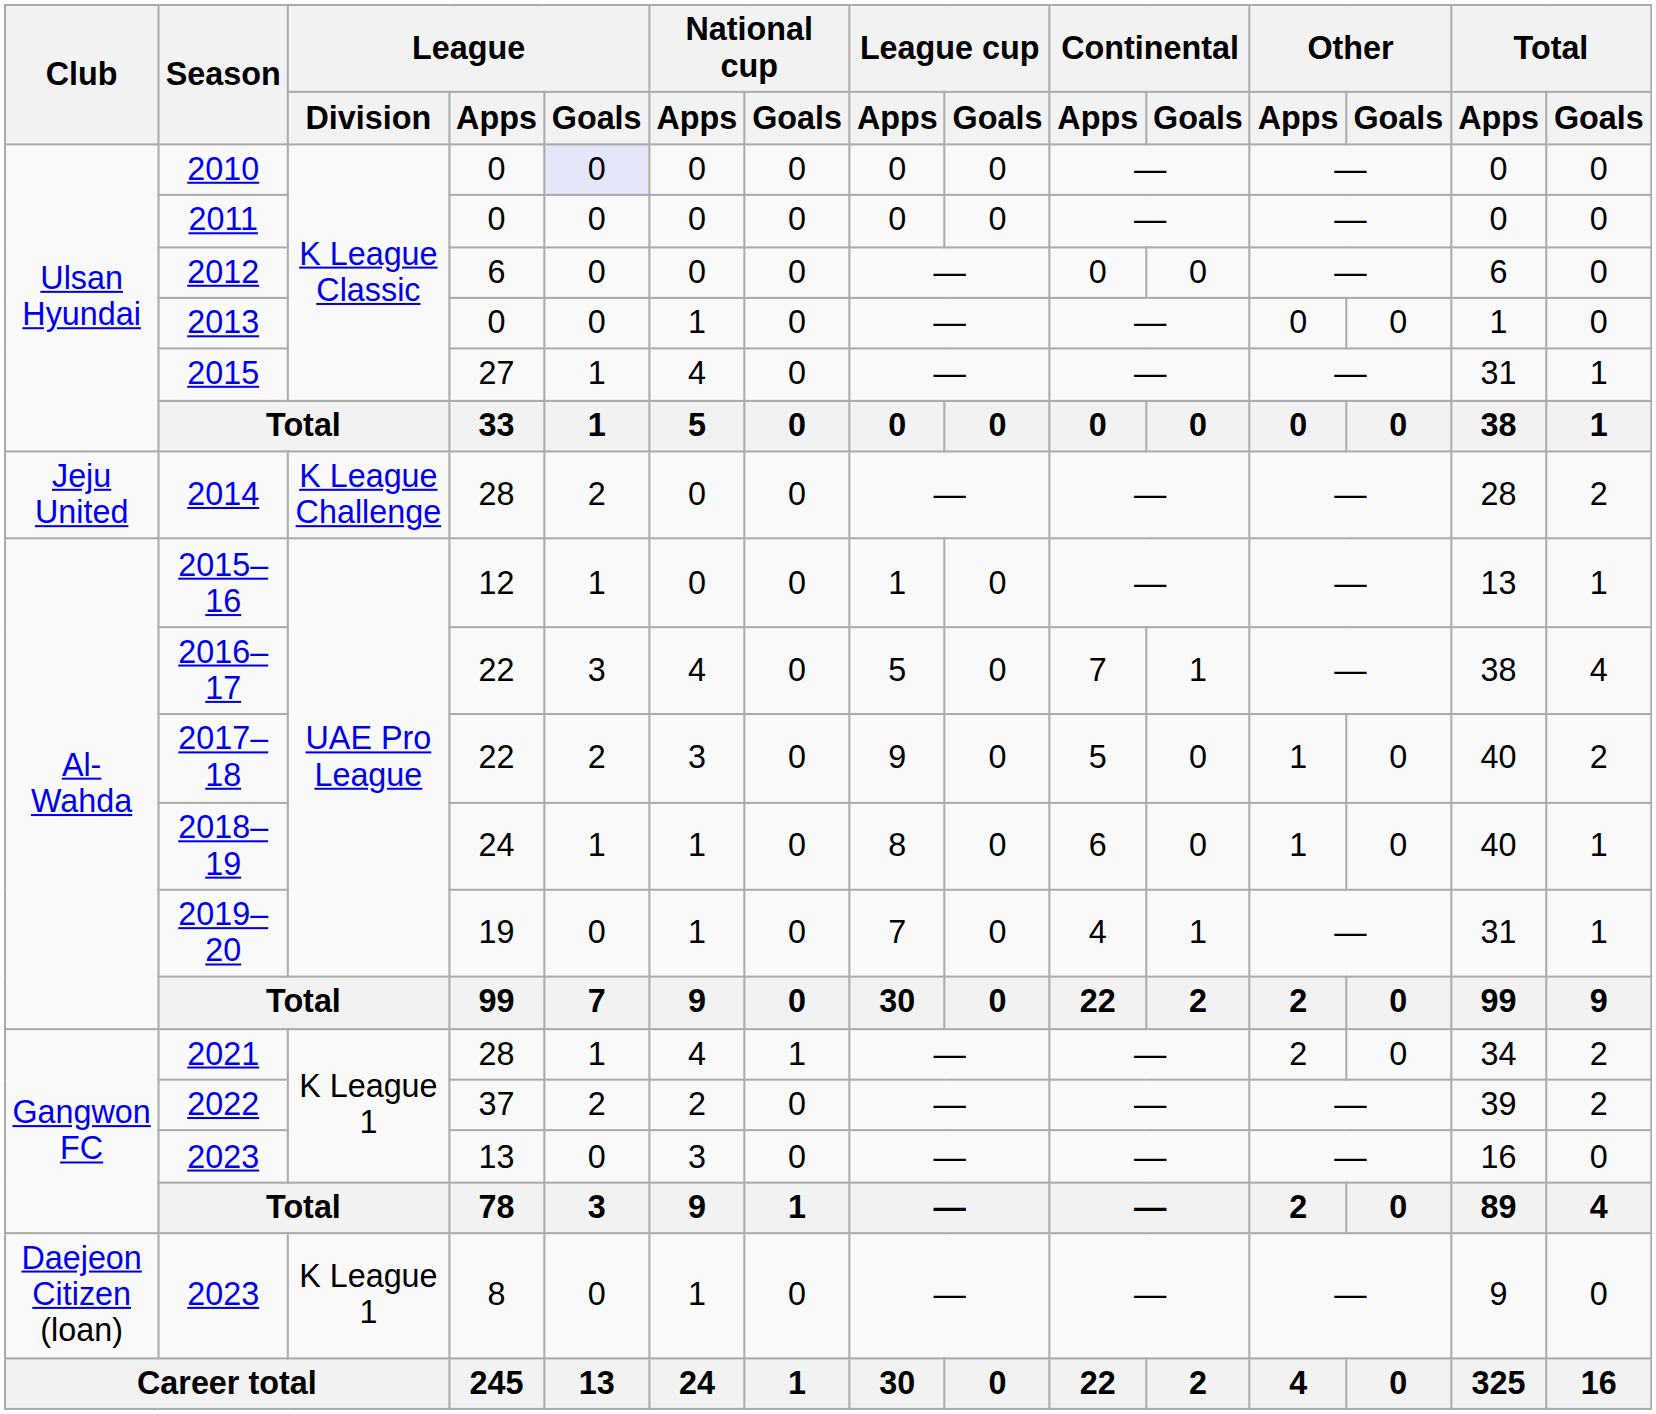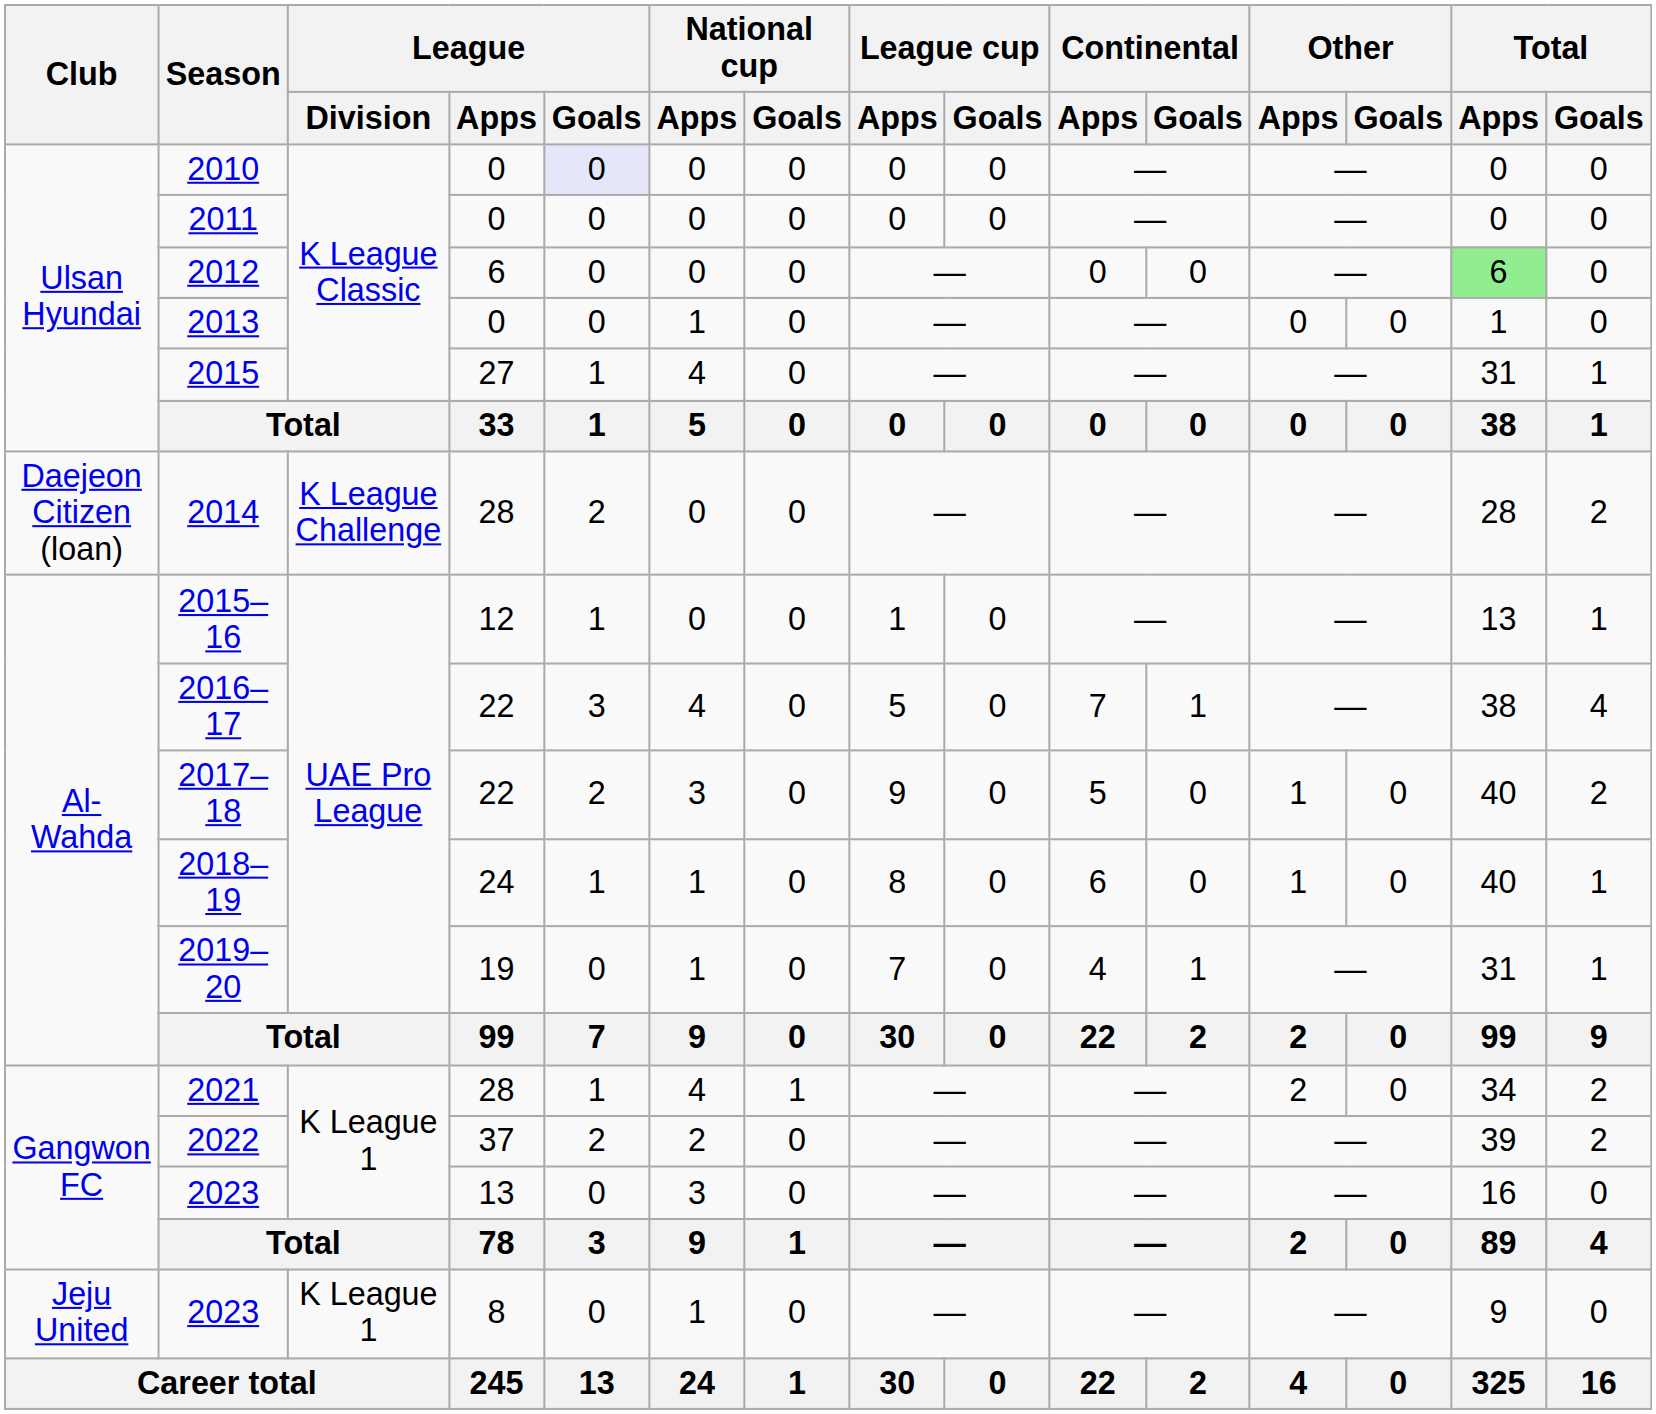(1499, 271) no background -> (1499, 271) lightgreen background
(82, 494) Jeju United -> (82, 512) Daejeon Citizen (loan)
(82, 1294) Daejeon Citizen (loan) -> (82, 1313) Jeju United
